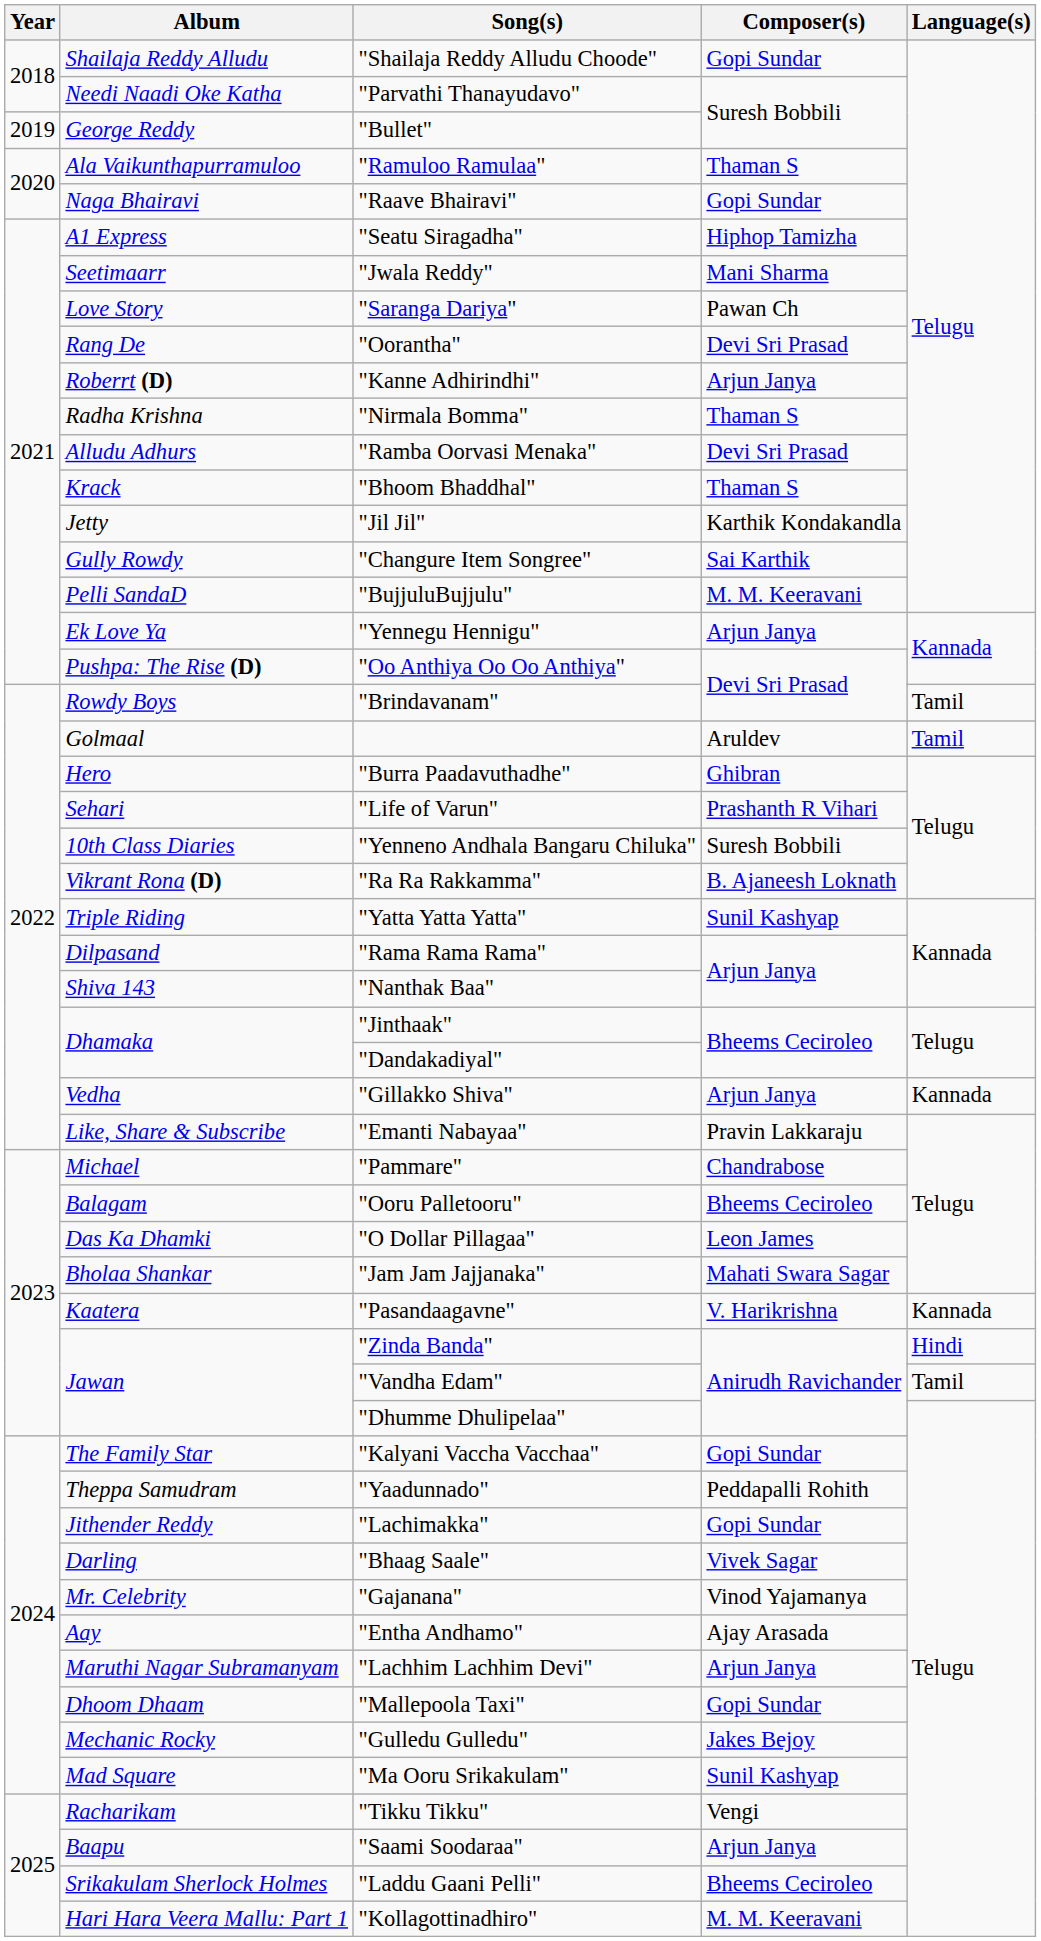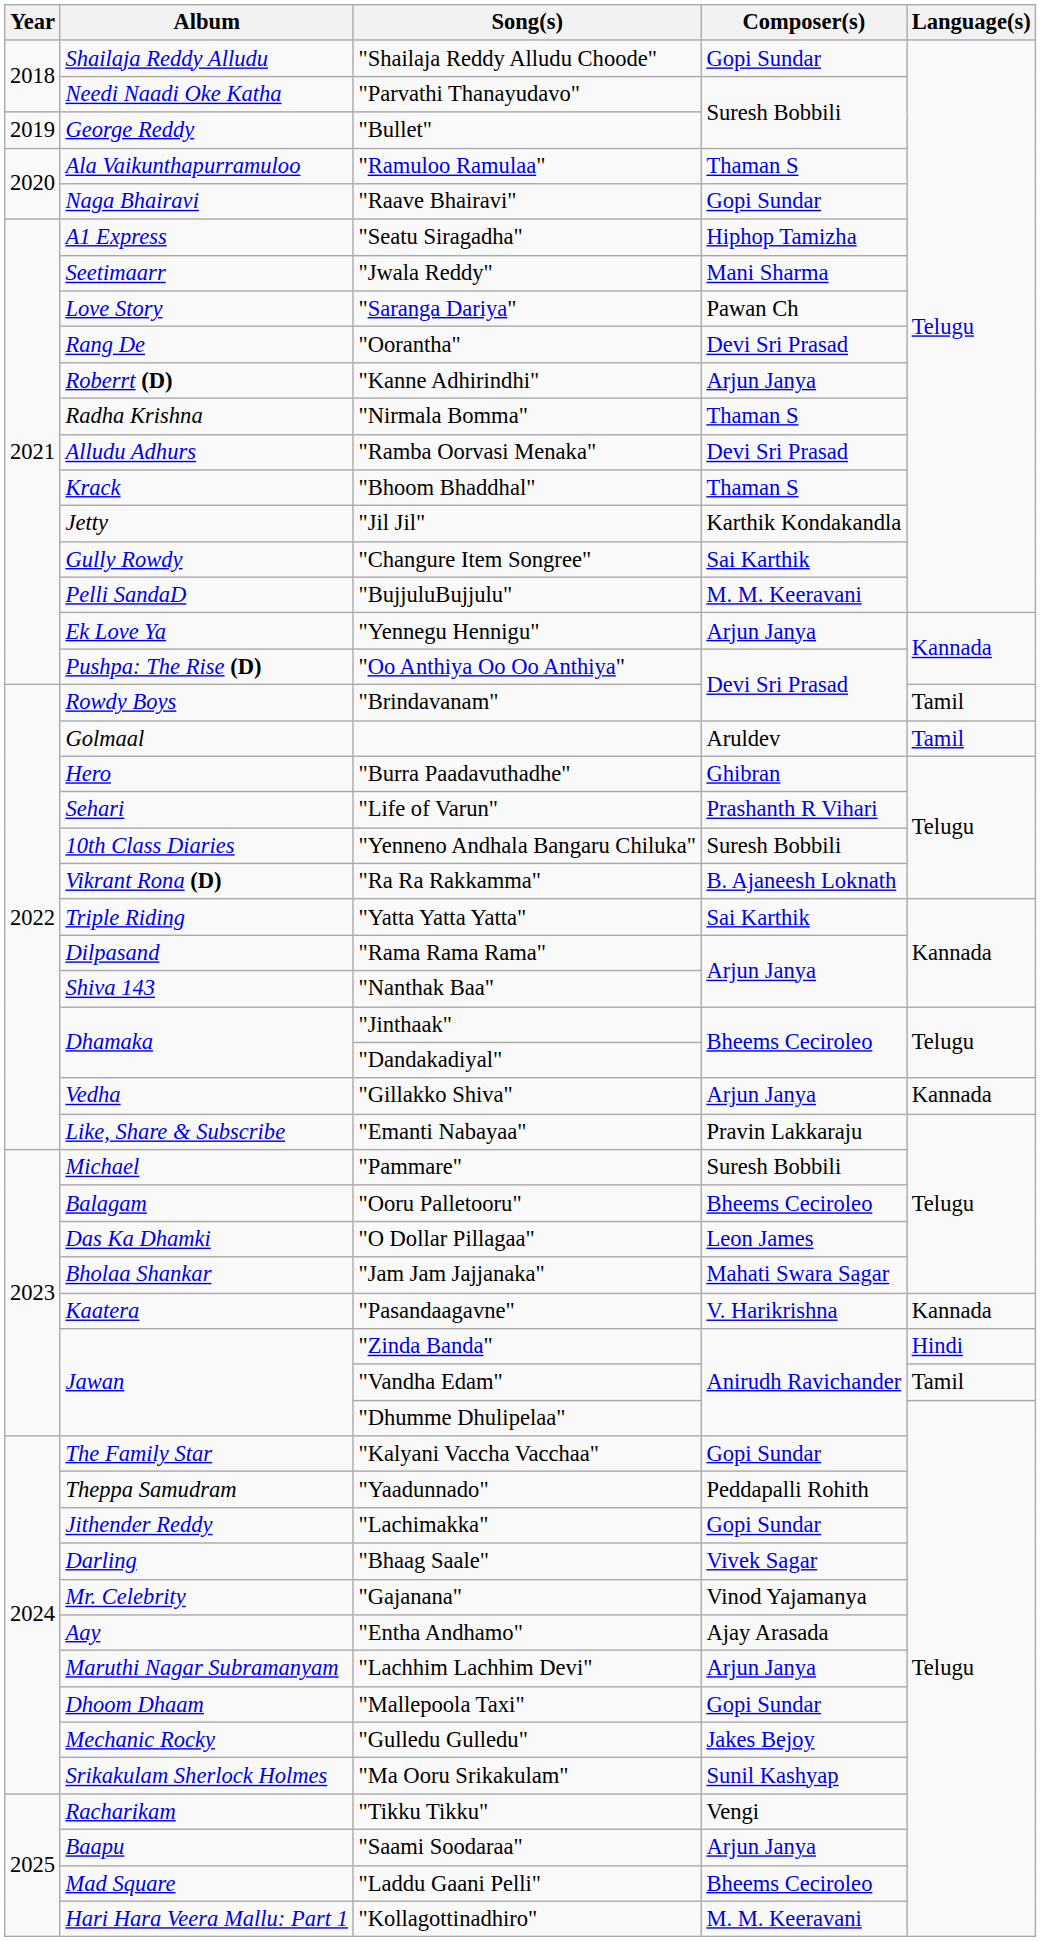(773, 916) Sunil Kashyap -> (758, 916) Sai Karthik
(765, 1167) Chandrabose -> (774, 1167) Suresh Bobbili
(120, 1775) Mad Square -> (196, 1775) Srikakulam Sherlock Holmes
(196, 1882) Srikakulam Sherlock Holmes -> (120, 1882) Mad Square
